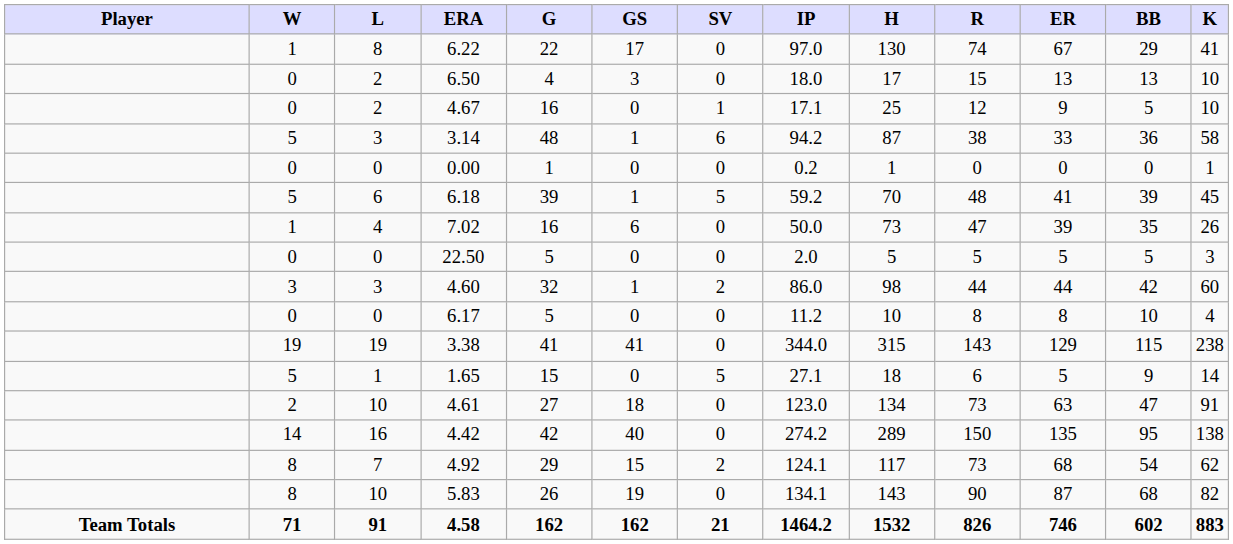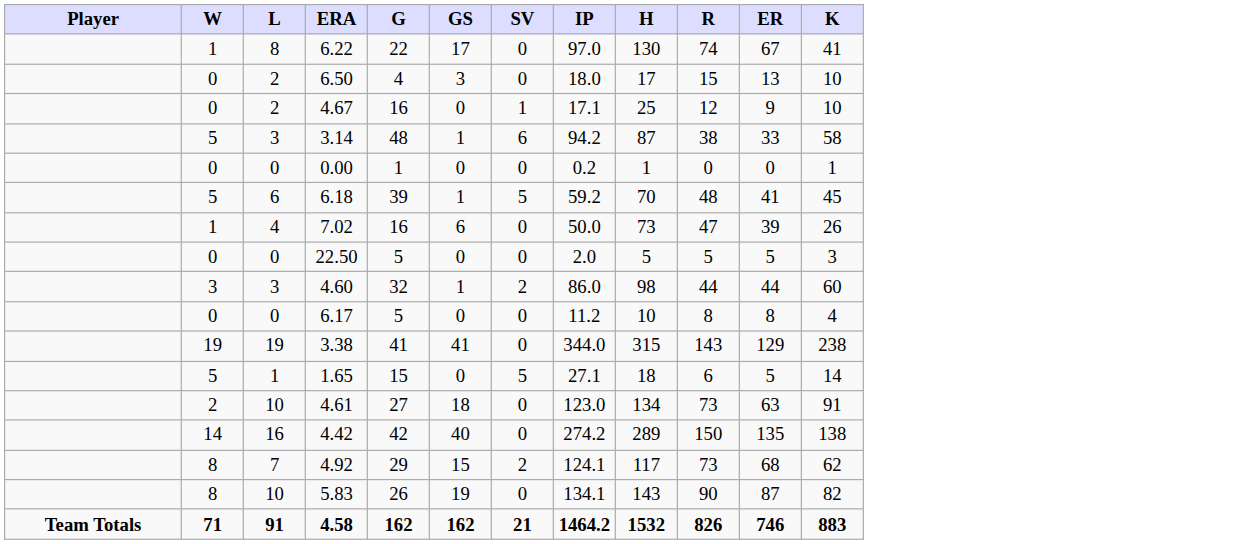- column: (1149, 19)
